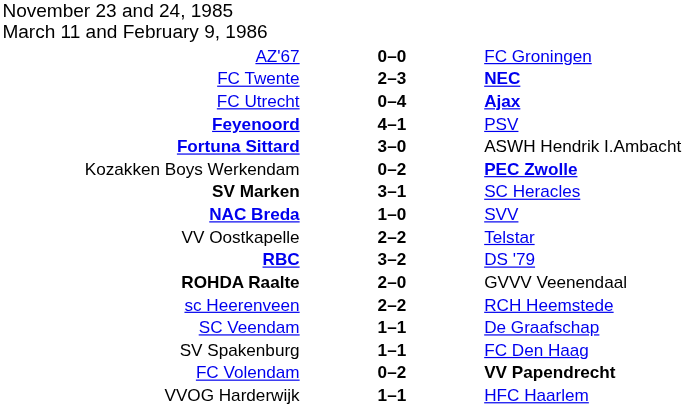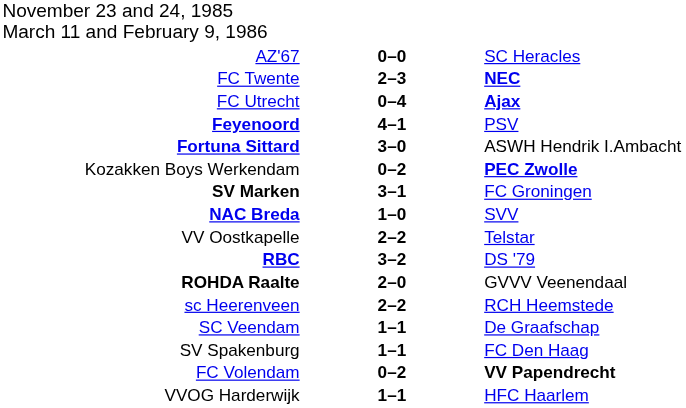(538, 56) FC Groningen -> (532, 56) SC Heracles
(532, 192) SC Heracles -> (538, 192) FC Groningen
